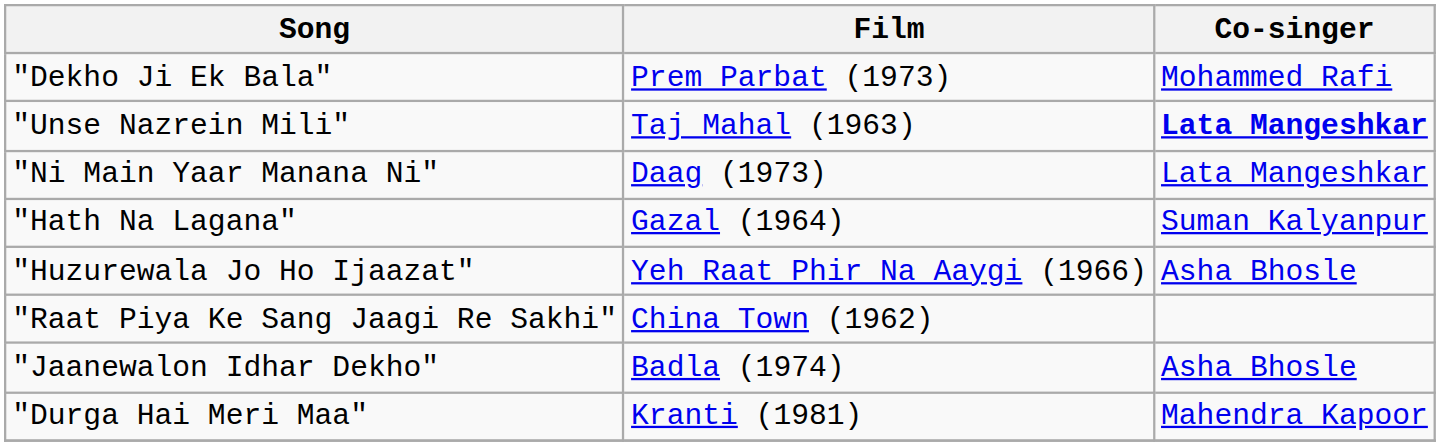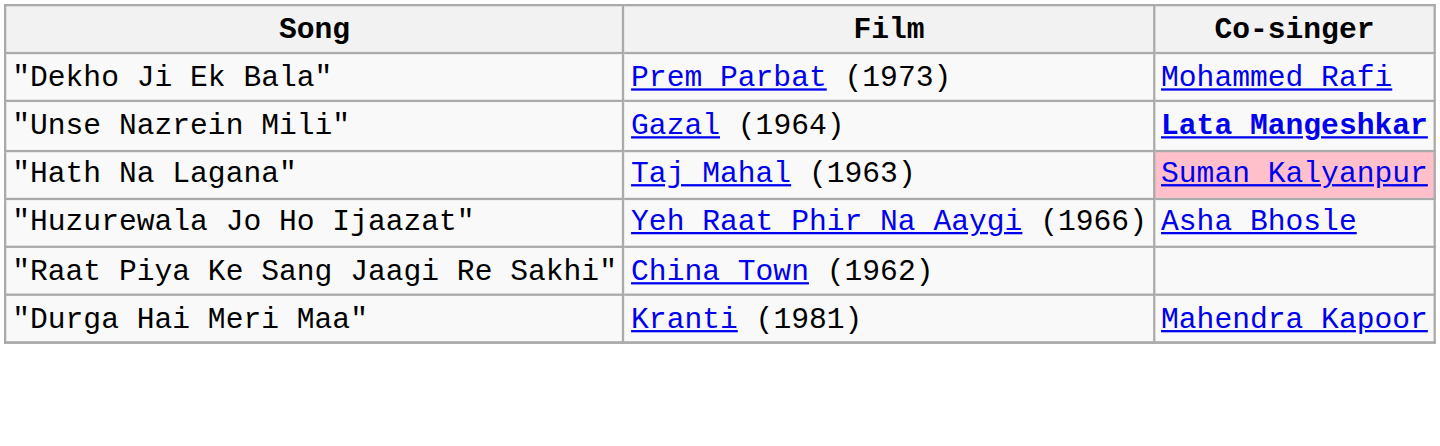(773, 126) Taj Mahal (1963) -> (738, 126) Gazal (1964)
- row: (226, 174)
(738, 223) Gazal (1964) -> (773, 174) Taj Mahal (1963)
(1294, 223) no background -> (1294, 174) pink background
- row: (226, 367)
